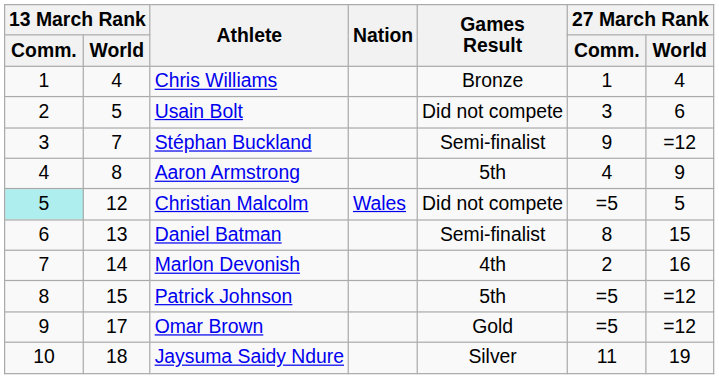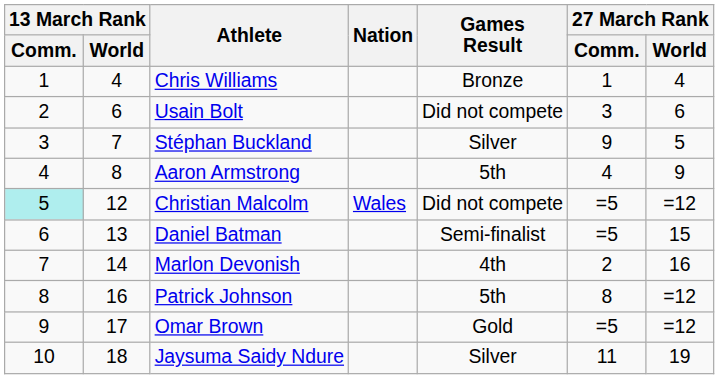(117, 111) 5 -> (117, 111) 6
(493, 142) Semi-finalist -> (493, 142) Silver
(680, 142) =12 -> (680, 142) 5
(680, 204) 5 -> (680, 204) =12
(607, 234) 8 -> (607, 234) =5
(117, 296) 15 -> (117, 296) 16
(607, 296) =5 -> (607, 296) 8
